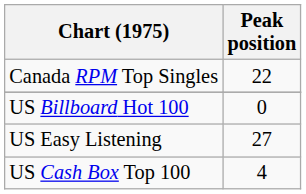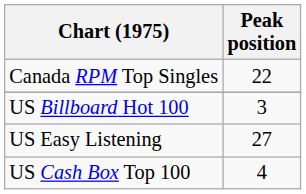(262, 107) 0 -> (262, 107) 3
